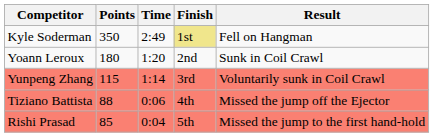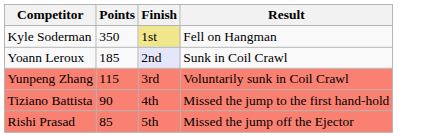- column: (156, 15)
(109, 57) 180 -> (109, 57) 185
(187, 57) no background -> (151, 57) lavender background
(106, 100) 88 -> (106, 100) 90
(304, 100) Missed the jump off the Ejector -> (286, 100) Missed the jump to the first hand-hold
(322, 121) Missed the jump to the first hand-hold -> (268, 121) Missed the jump off the Ejector
